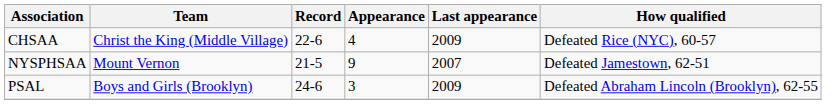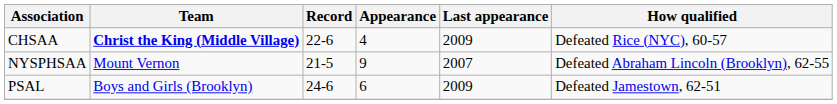(191, 39) normal -> (196, 39) bold
(627, 63) Defeated Jamestown, 62-51 -> (692, 63) Defeated Abraham Lincoln (Brooklyn), 62-55
(352, 87) 3 -> (363, 87) 6
(681, 87) Defeated Abraham Lincoln (Brooklyn), 62-55 -> (638, 87) Defeated Jamestown, 62-51
